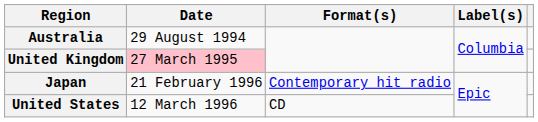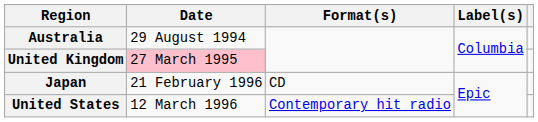(360, 83) Contemporary hit radio -> (277, 83) CD
(277, 106) CD -> (360, 106) Contemporary hit radio
